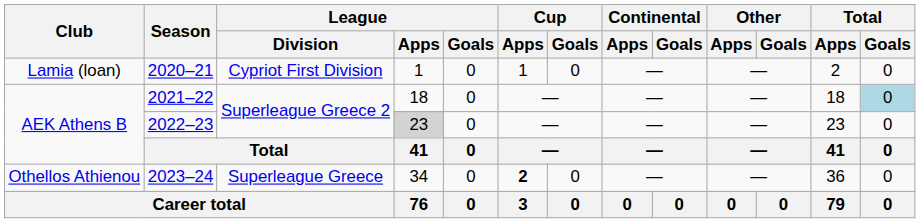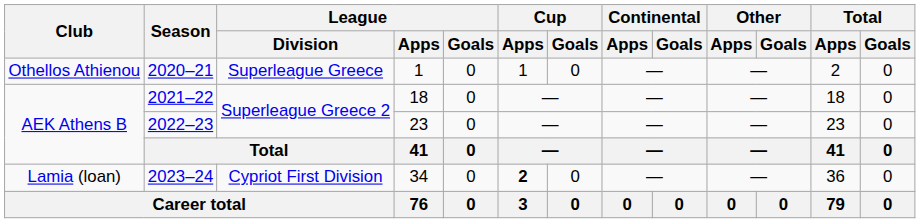(74, 71) Lamia (loan) -> (74, 71) Othellos Athienou
(306, 71) Cypriot First Division -> (306, 71) Superleague Greece
(888, 97) lightblue background -> (888, 97) no background
(419, 124) lightgrey background -> (419, 124) no background
(74, 177) Othellos Athienou -> (74, 177) Lamia (loan)
(306, 177) Superleague Greece -> (306, 177) Cypriot First Division
